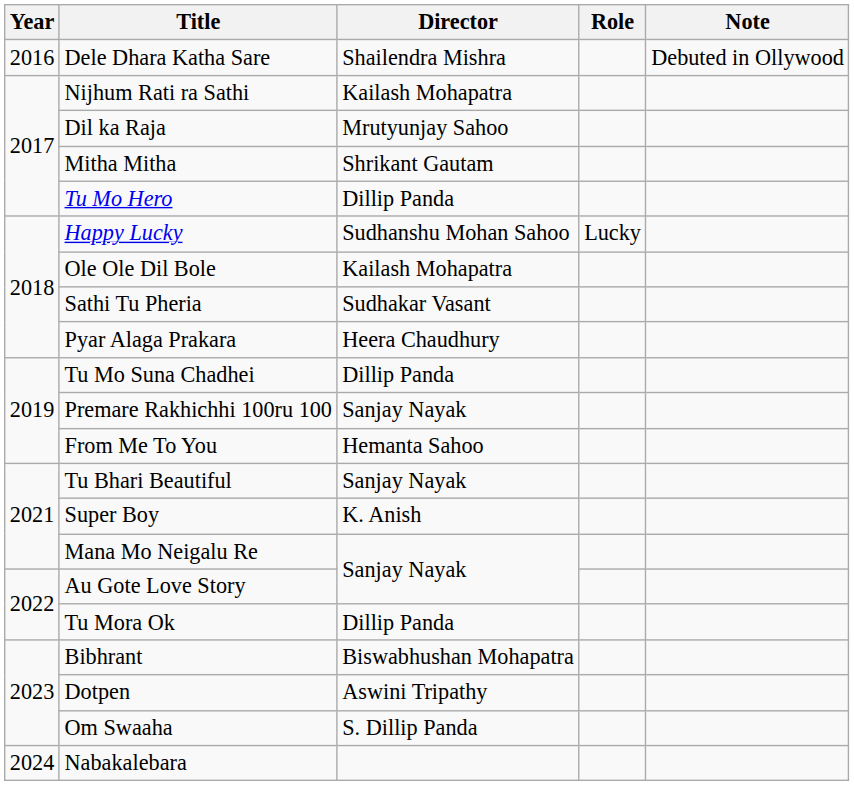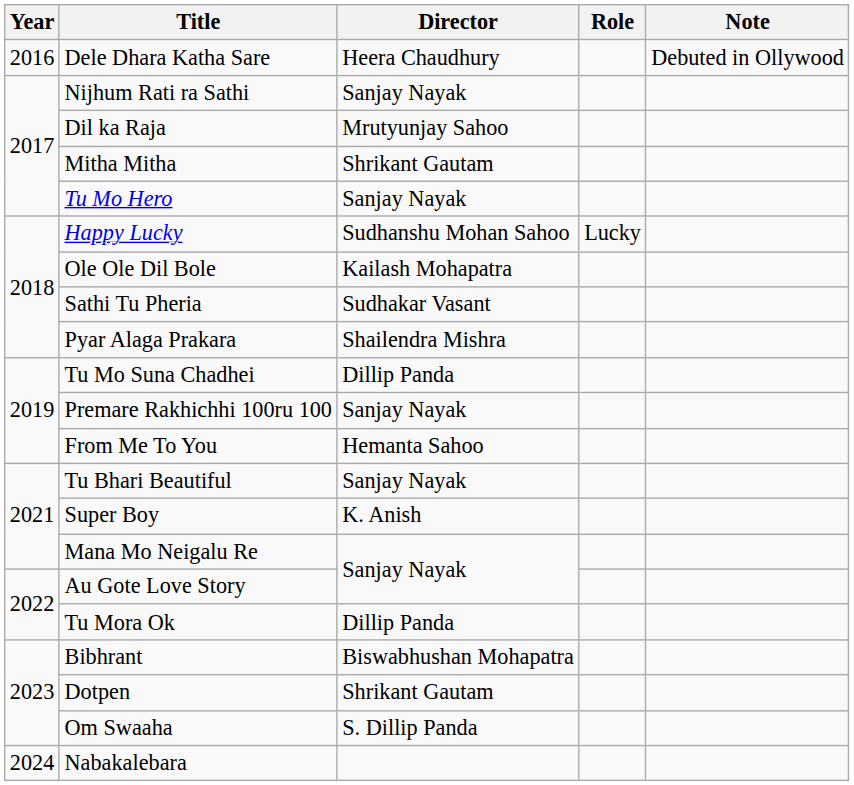(424, 57) Shailendra Mishra -> (421, 57) Heera Chaudhury
(427, 92) Kailash Mohapatra -> (404, 92) Sanjay Nayak
(398, 198) Dillip Panda -> (404, 198) Sanjay Nayak
(421, 339) Heera Chaudhury -> (424, 339) Shailendra Mishra
(415, 692) Aswini Tripathy -> (418, 692) Shrikant Gautam
